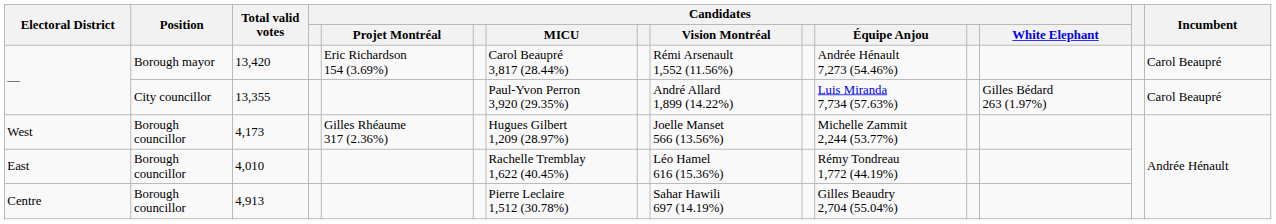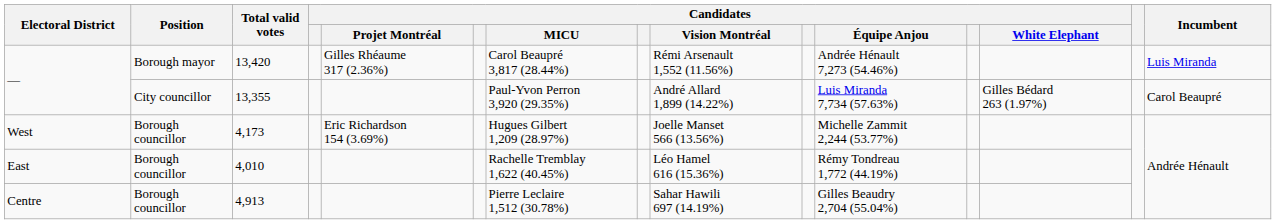(365, 62) Eric Richardson 154 (3.69%) -> (365, 62) Gilles Rhéaume 317 (2.36%)
(1184, 62) Carol Beaupré -> (1182, 62) Luis Miranda
(365, 131) Gilles Rhéaume 317 (2.36%) -> (365, 131) Eric Richardson 154 (3.69%)
